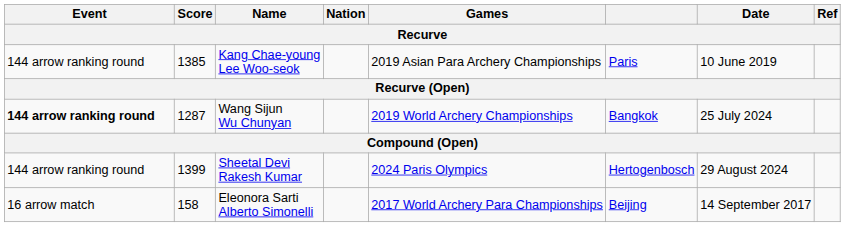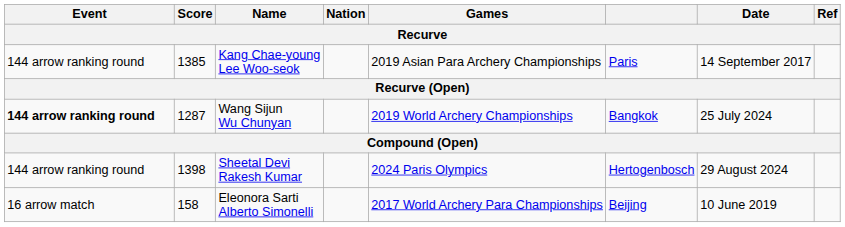(739, 61) 10 June 2019 -> (756, 61) 14 September 2017
(192, 170) 1399 -> (192, 170) 1398
(756, 204) 14 September 2017 -> (739, 204) 10 June 2019
